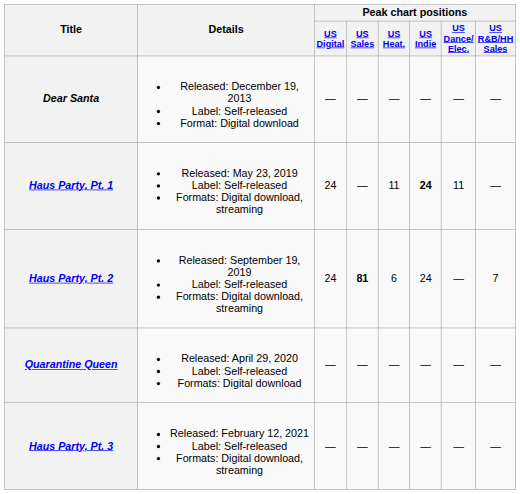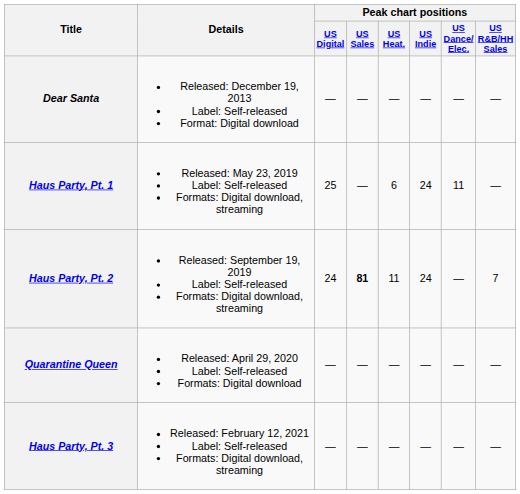(330, 185) 24 -> (330, 185) 25
(394, 185) 11 -> (394, 185) 6
(426, 185) bold -> (426, 185) normal
(394, 278) 6 -> (394, 278) 11
